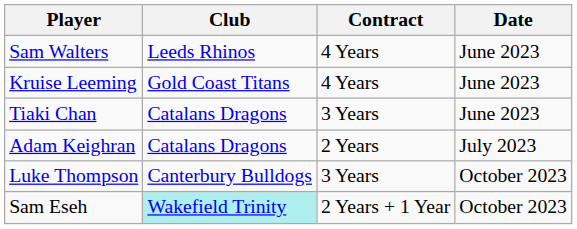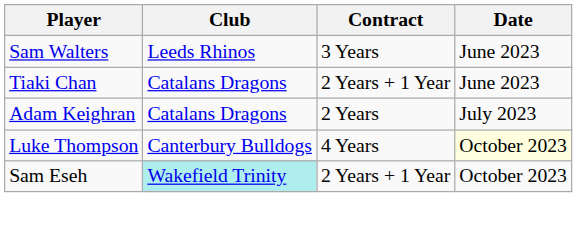(350, 51) 4 Years -> (350, 51) 3 Years
- row: (73, 82)
(350, 113) 3 Years -> (386, 82) 2 Years + 1 Year
(350, 176) 3 Years -> (350, 144) 4 Years
(513, 176) no background -> (513, 144) lightyellow background
